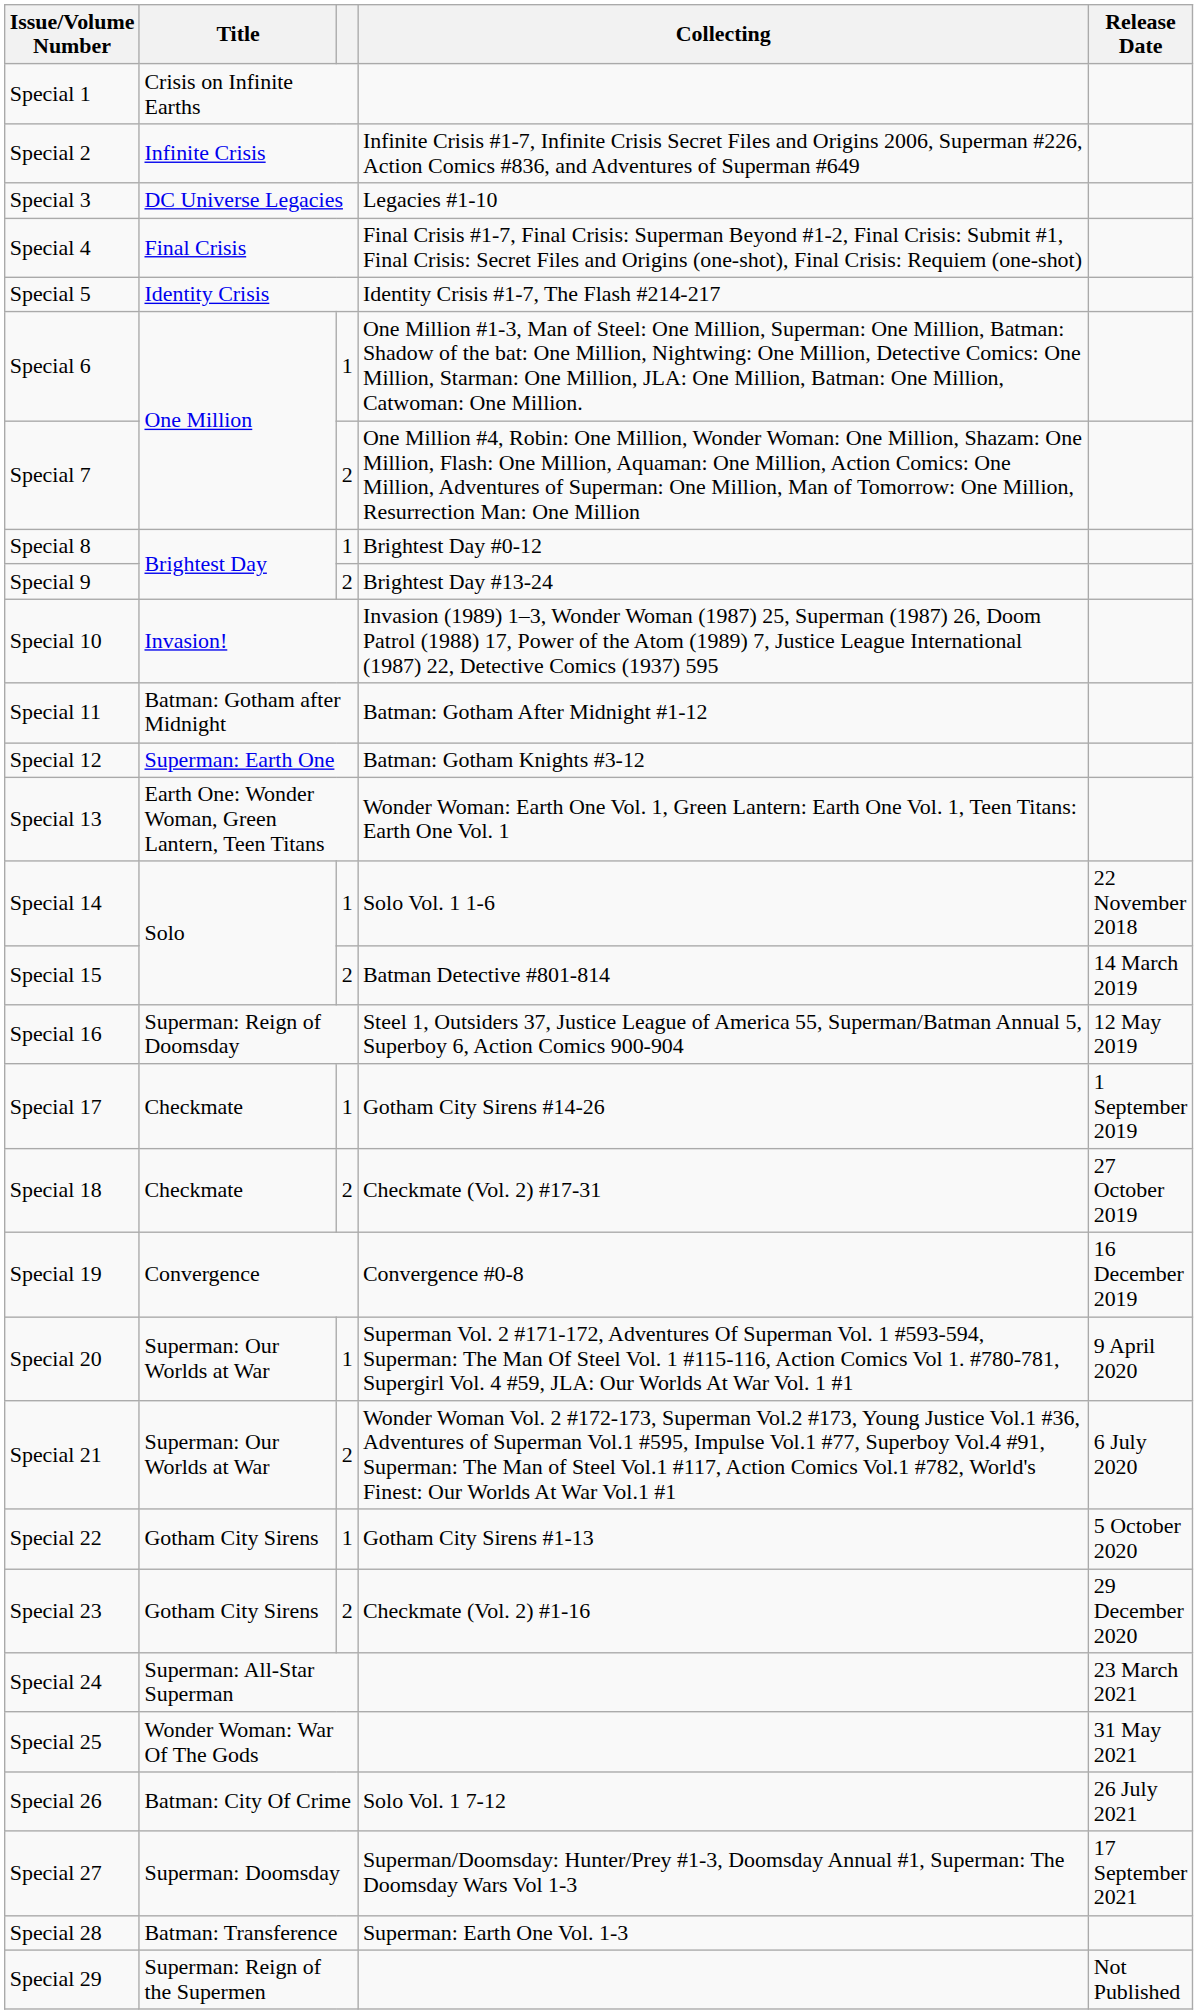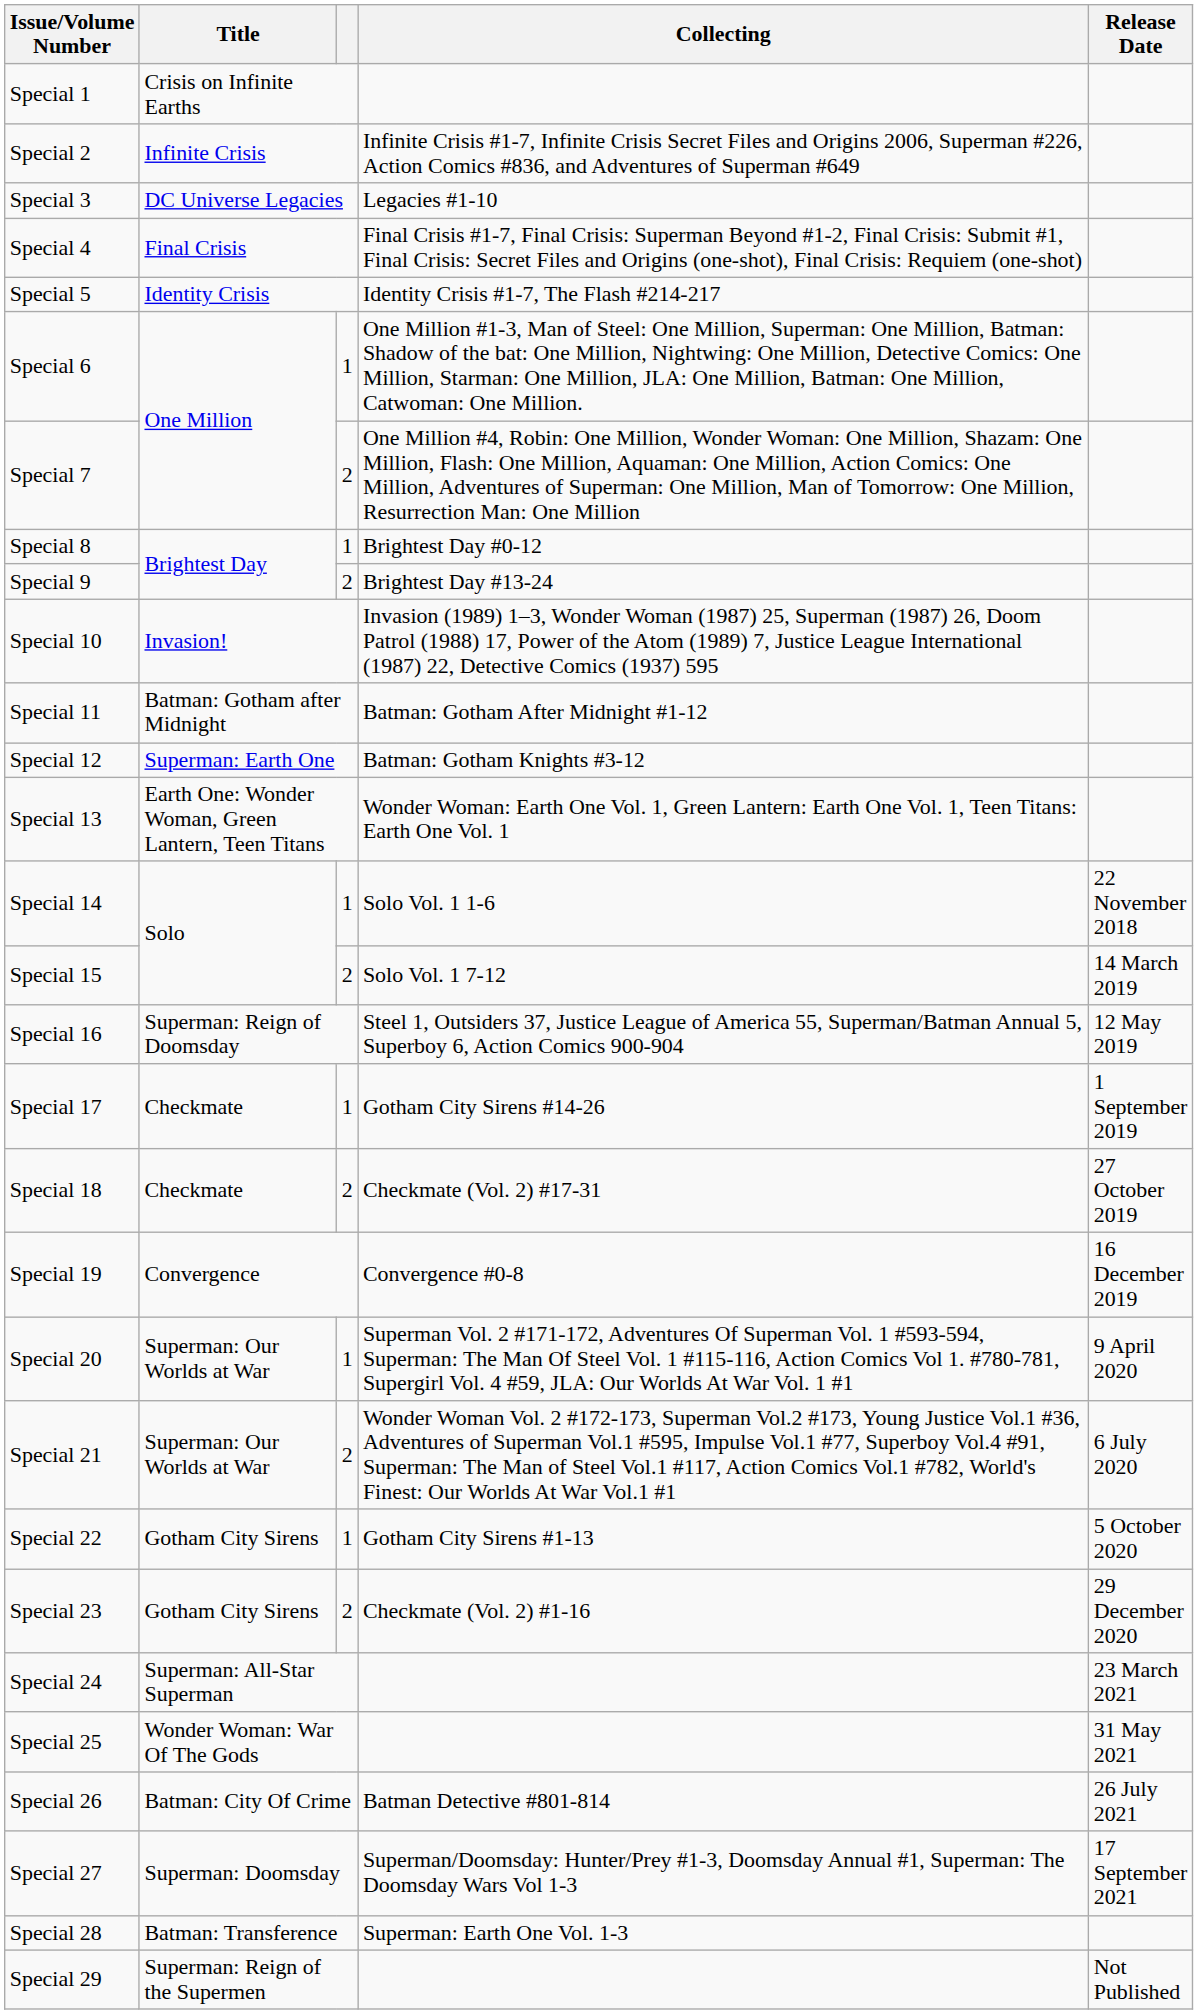(486, 974) Batman Detective #801-814 -> (434, 974) Solo Vol. 1 7-12
(434, 1801) Solo Vol. 1 7-12 -> (486, 1801) Batman Detective #801-814
